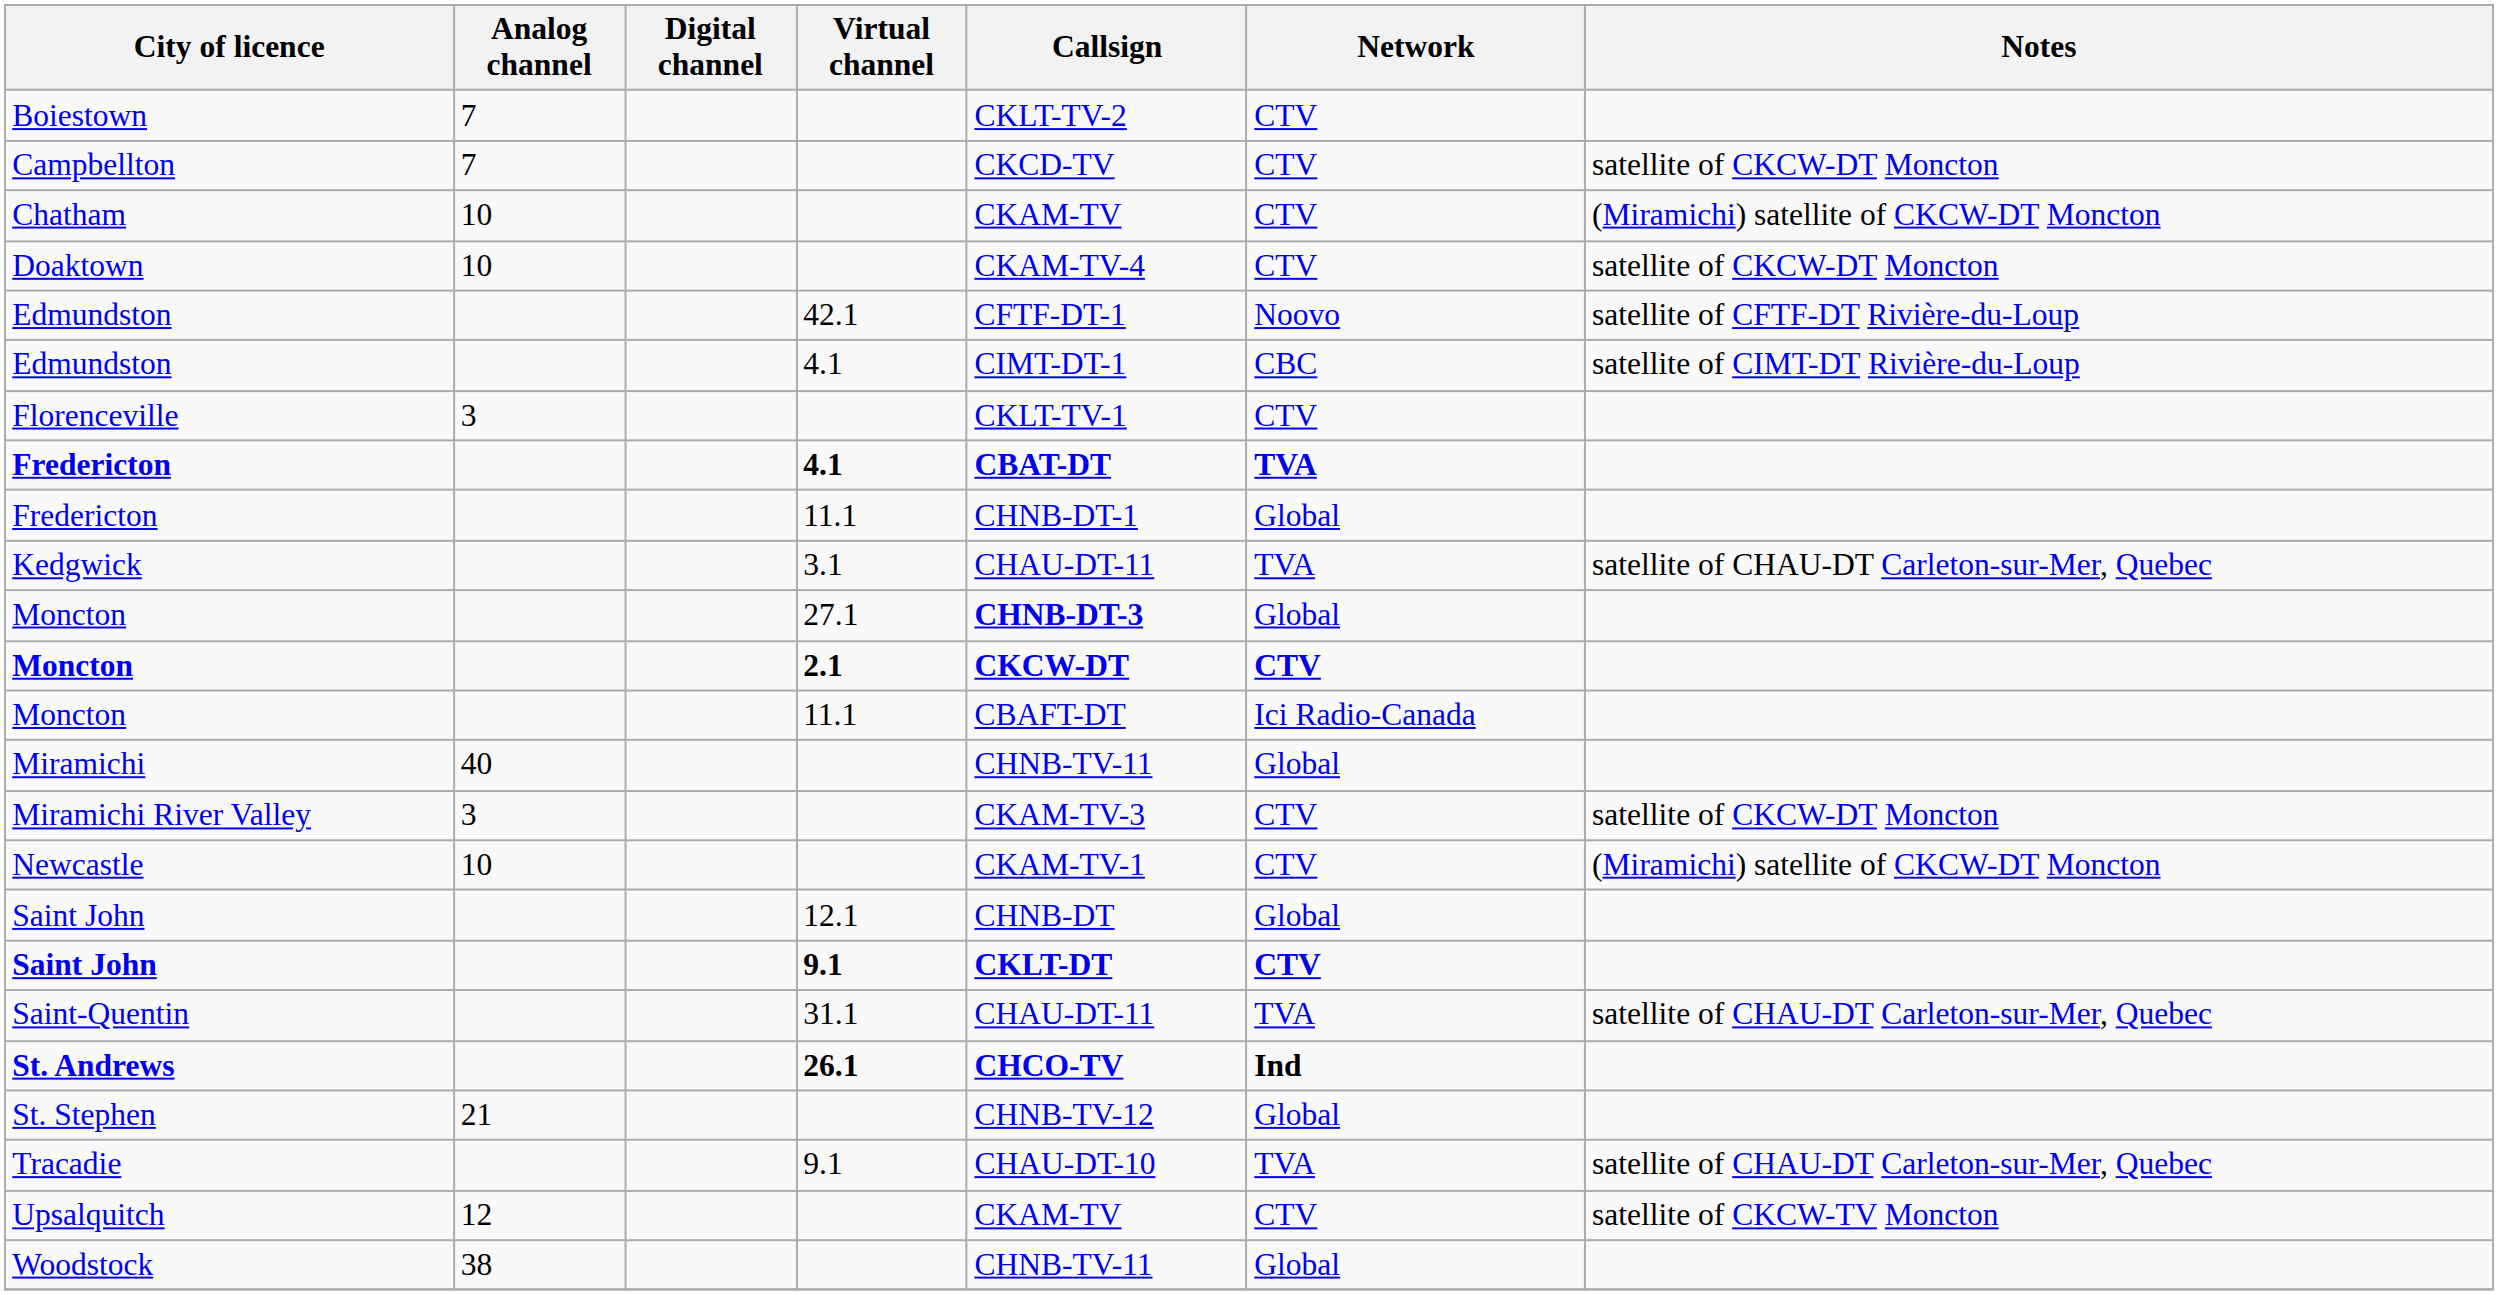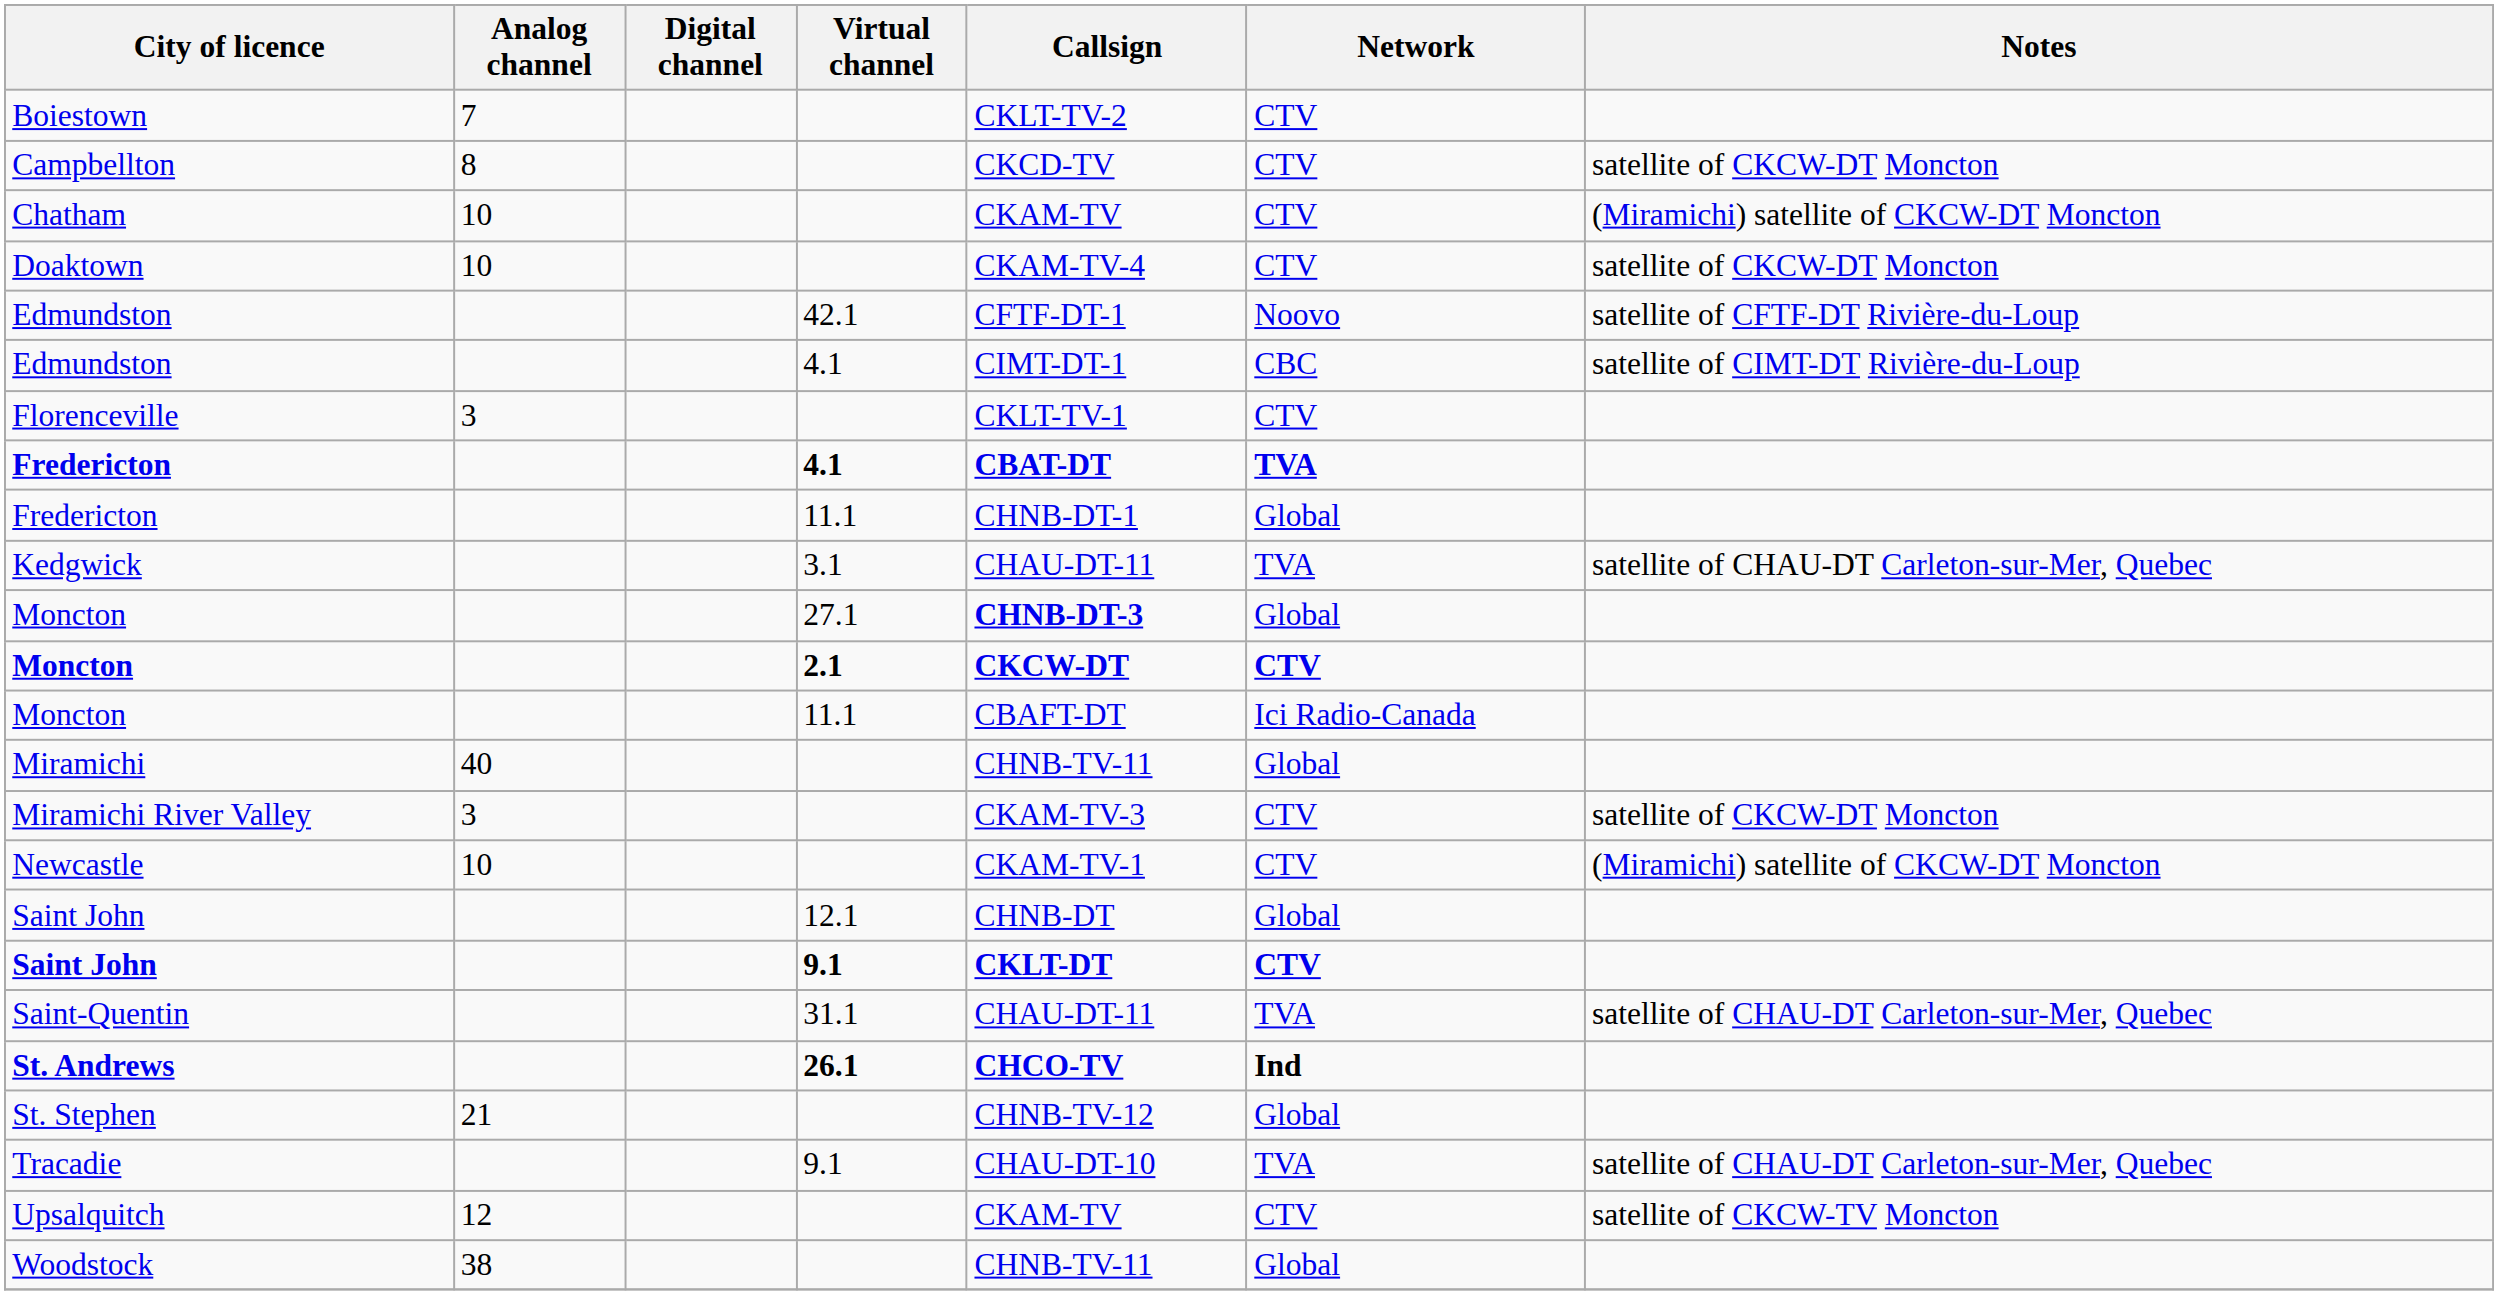(469, 164) 7 -> (469, 164) 8
